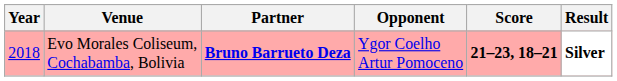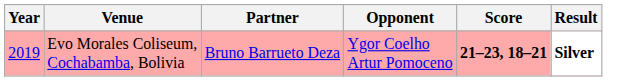(24, 53) 2018 -> (24, 53) 2019
(278, 53) bold -> (272, 53) normal
